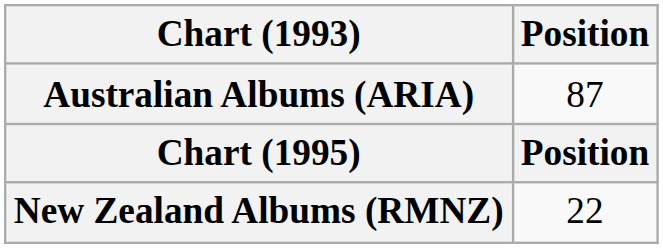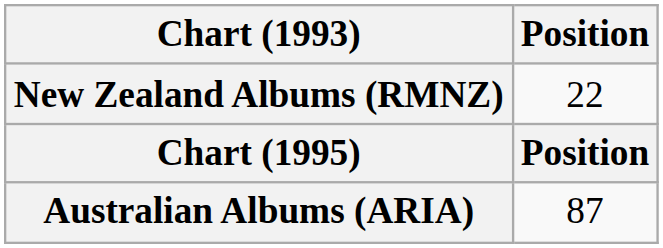rows swapped: (259, 211) <-> (259, 93)
